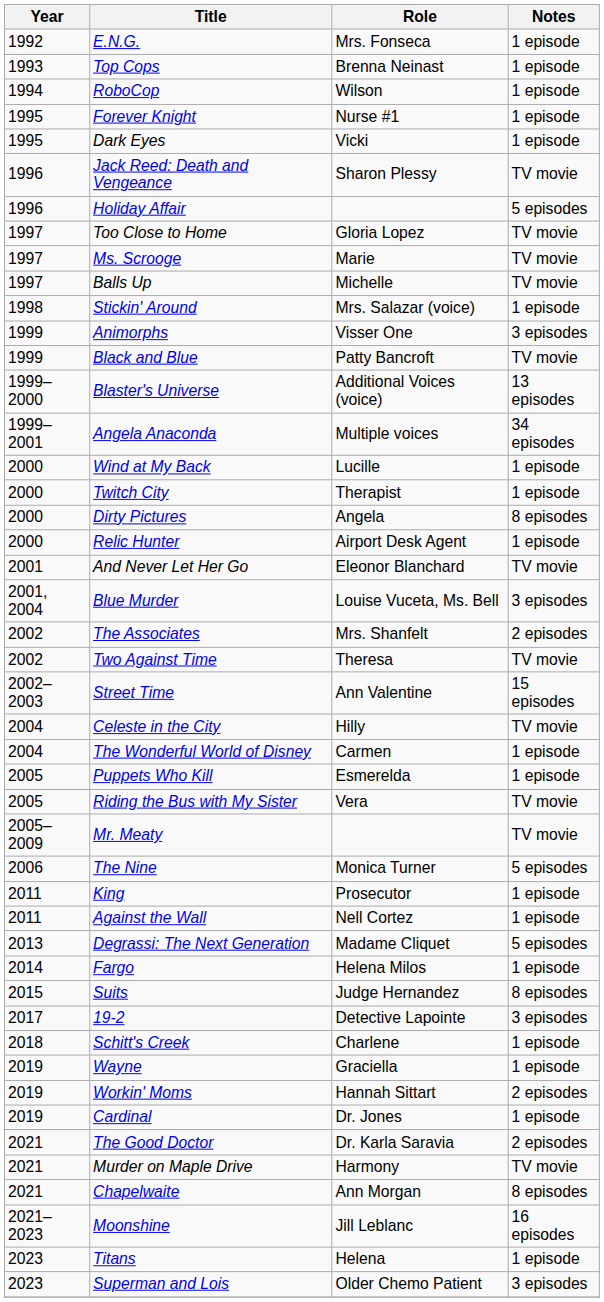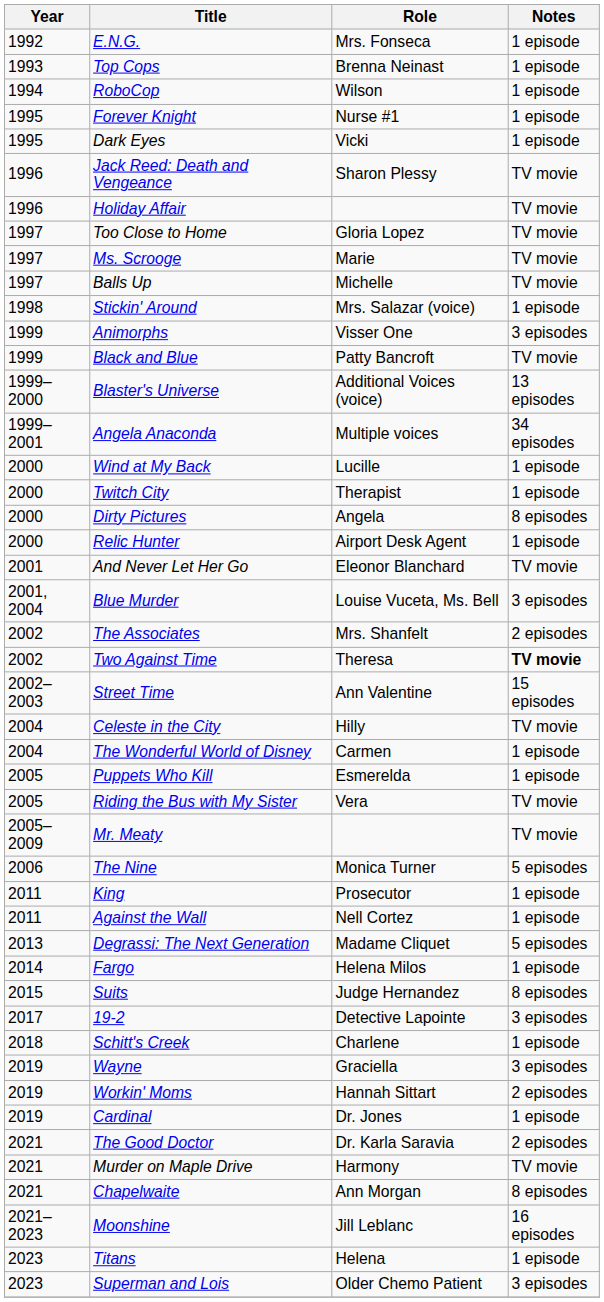(550, 208) 5 episodes -> (545, 208) TV movie
(545, 659) normal -> (546, 659) bold
(546, 1067) 1 episode -> (550, 1067) 3 episodes
